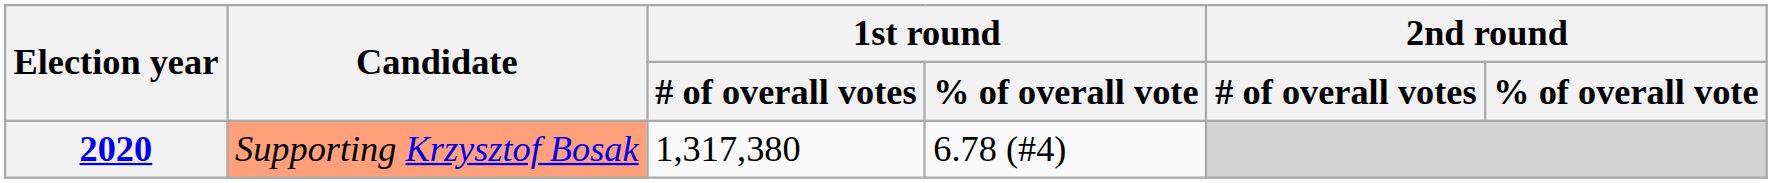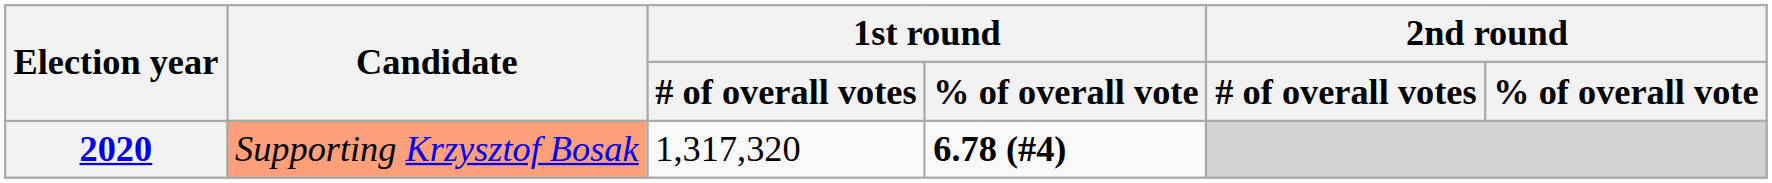(728, 148) 1,317,380 -> (728, 148) 1,317,320
(1000, 148) normal -> (1000, 148) bold
